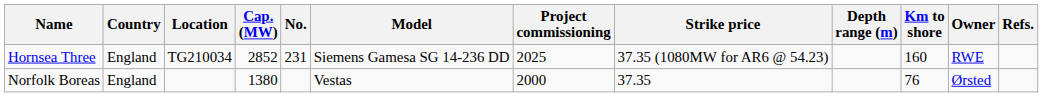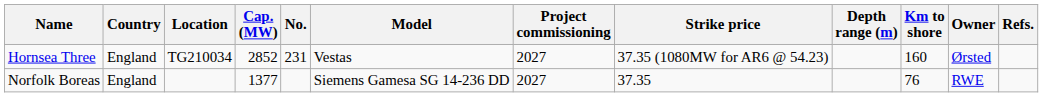(412, 56) Siemens Gamesa SG 14-236 DD -> (333, 56) Vestas
(531, 56) 2025 -> (531, 56) 2027
(968, 56) RWE -> (971, 56) Ørsted
(263, 80) 1380 -> (263, 80) 1377
(333, 80) Vestas -> (412, 80) Siemens Gamesa SG 14-236 DD
(531, 80) 2000 -> (531, 80) 2027
(971, 80) Ørsted -> (968, 80) RWE
